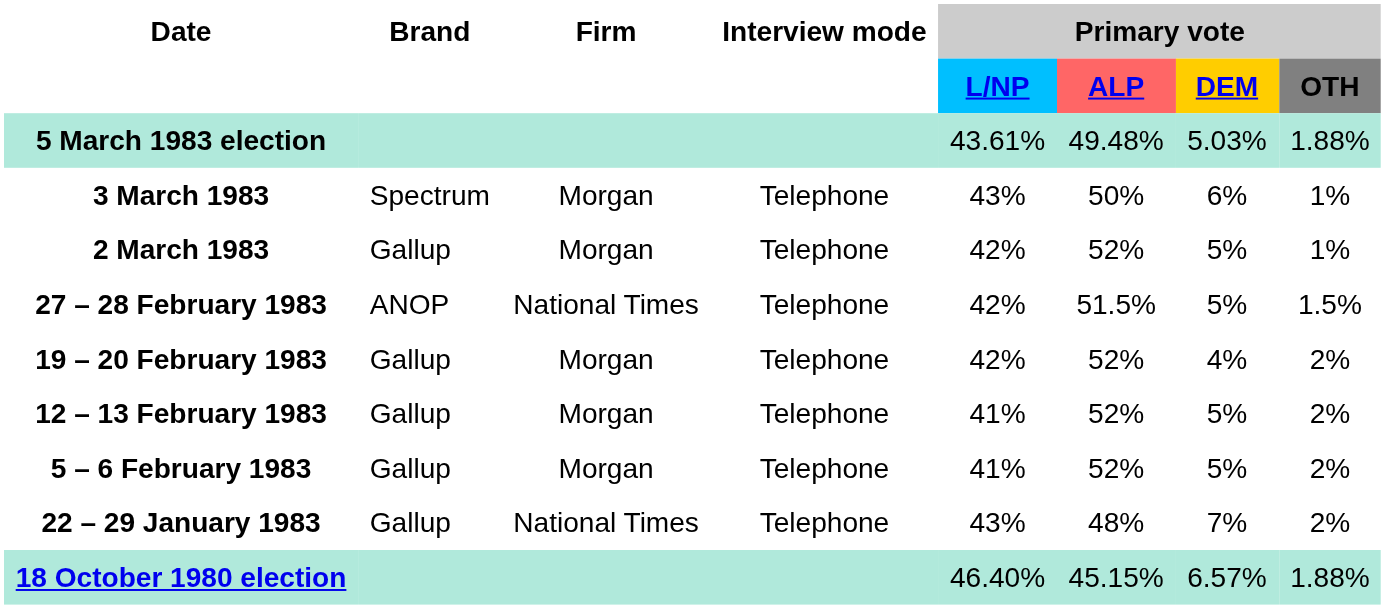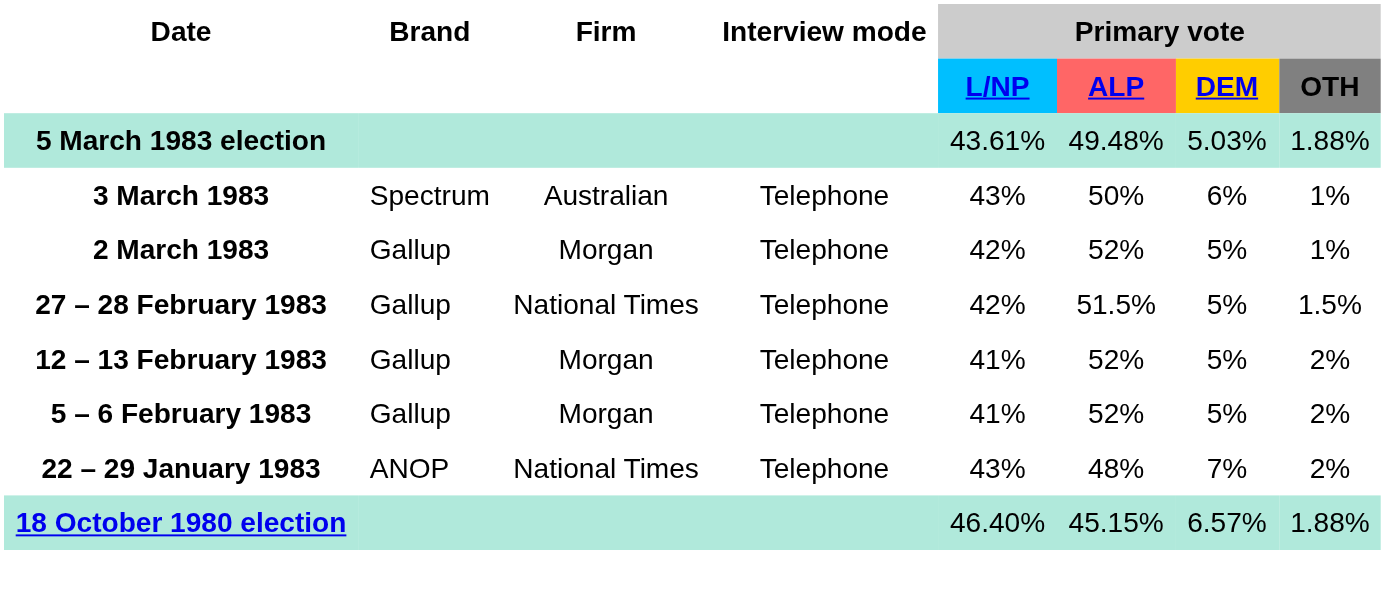(606, 195) Morgan -> (606, 195) Australian
(410, 304) ANOP -> (410, 304) Gallup
- row: (181, 359)
(410, 523) Gallup -> (410, 468) ANOP
